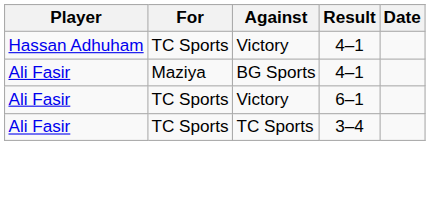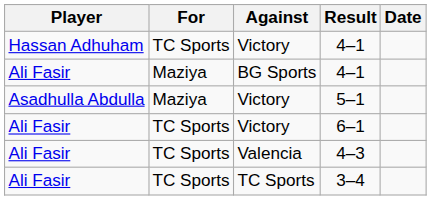+ row: (263, 99)
+ row: (270, 153)
